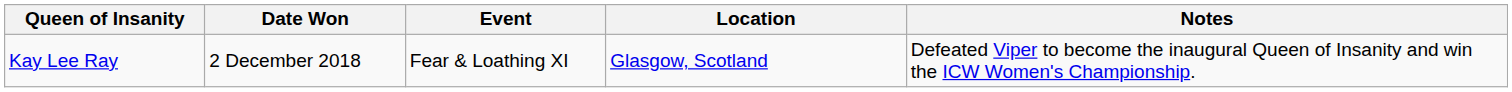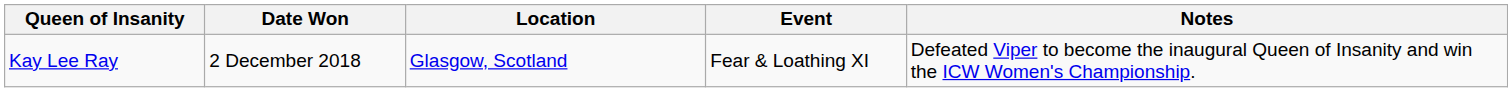columns swapped: (506, 19) <-> (756, 19)
